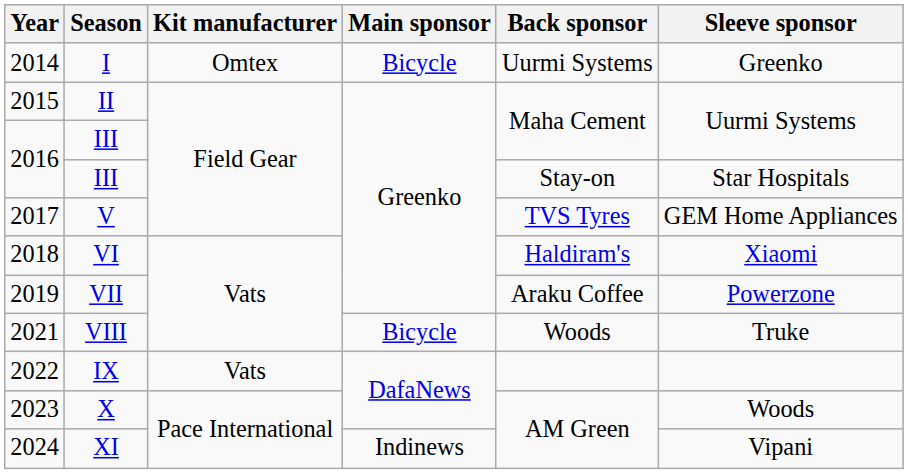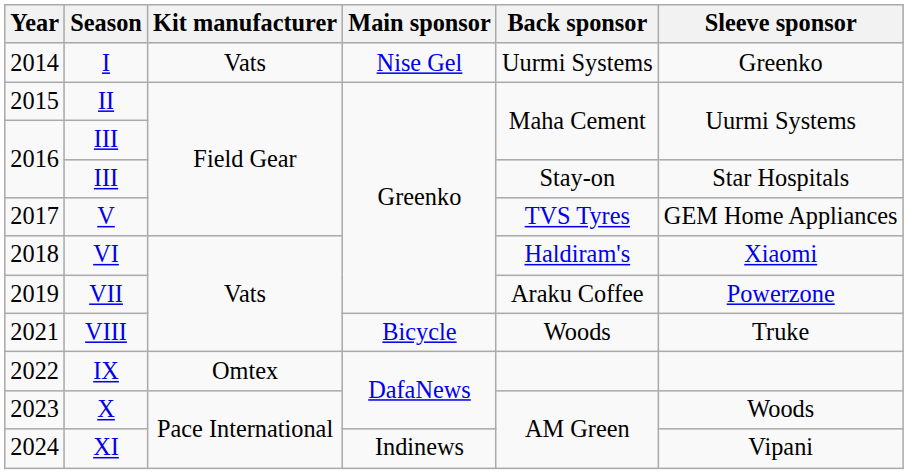(245, 62) Omtex -> (245, 62) Vats
(419, 62) Bicycle -> (419, 62) Nise Gel
(245, 370) Vats -> (245, 370) Omtex
